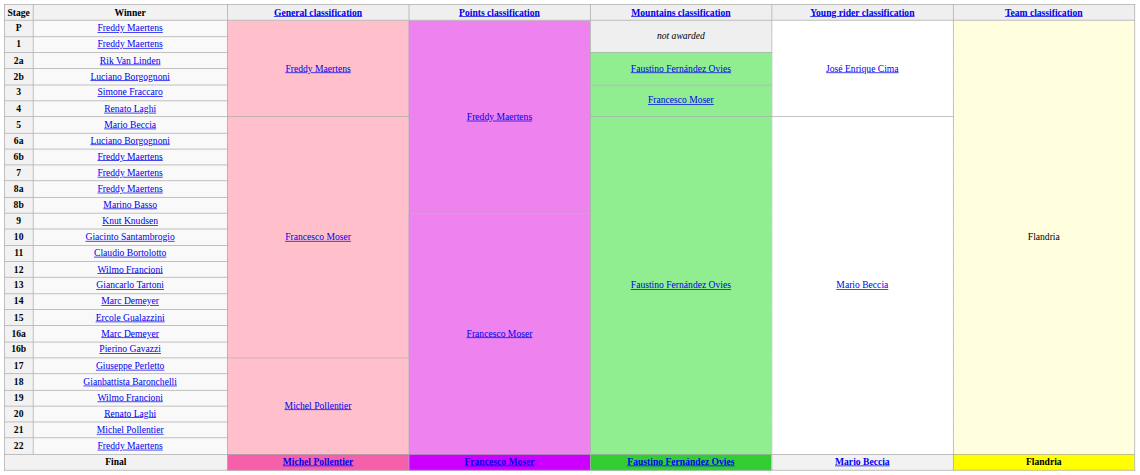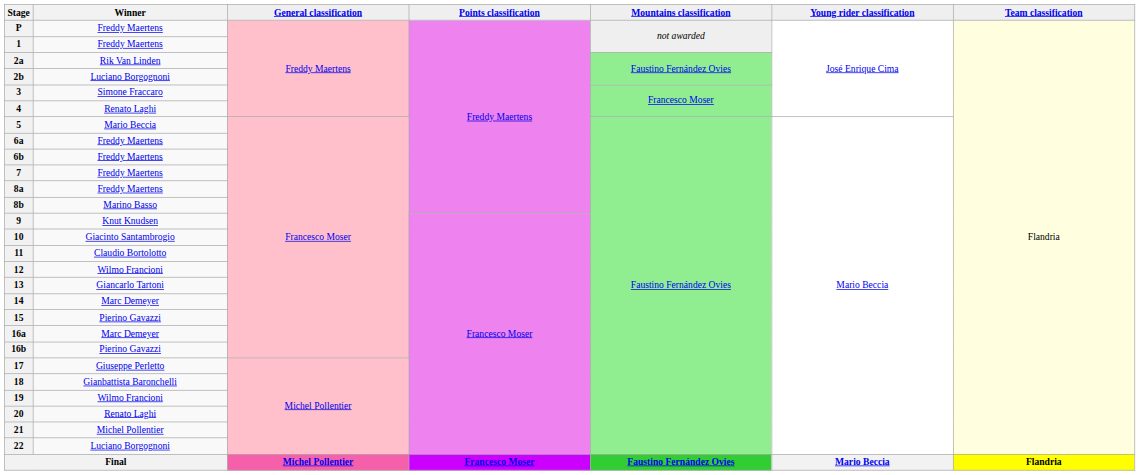(130, 141) Luciano Borgognoni -> (130, 141) Freddy Maertens
(130, 318) Ercole Gualazzini -> (130, 318) Pierino Gavazzi
(130, 446) Freddy Maertens -> (130, 446) Luciano Borgognoni
